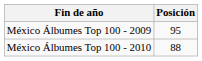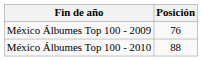(176, 30) 95 -> (176, 30) 76
